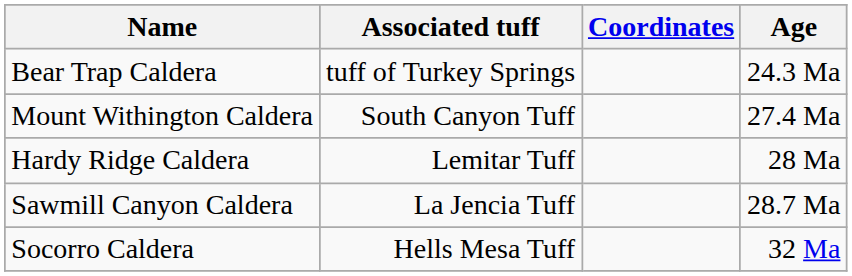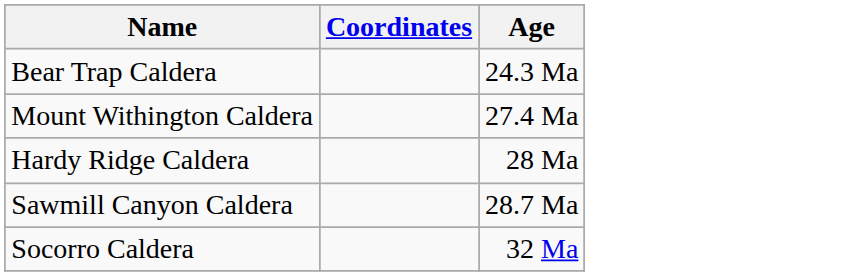- column: (450, 26)
